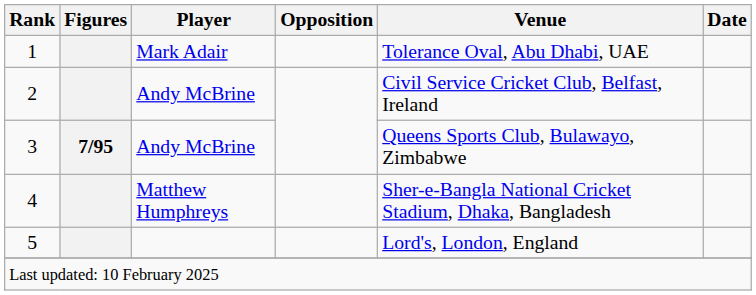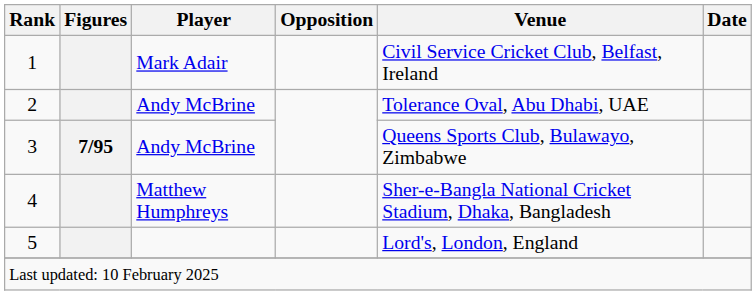(515, 51) Tolerance Oval, Abu Dhabi, UAE -> (522, 62) Civil Service Cricket Club, Belfast, Ireland
(522, 93) Civil Service Cricket Club, Belfast, Ireland -> (515, 104) Tolerance Oval, Abu Dhabi, UAE
